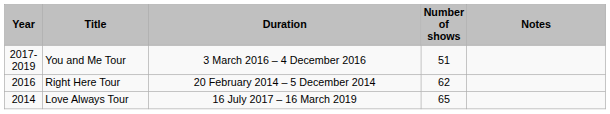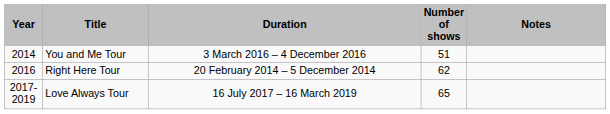(24, 60) 2017-2019 -> (24, 54) 2014
(24, 100) 2014 -> (24, 94) 2017-2019
